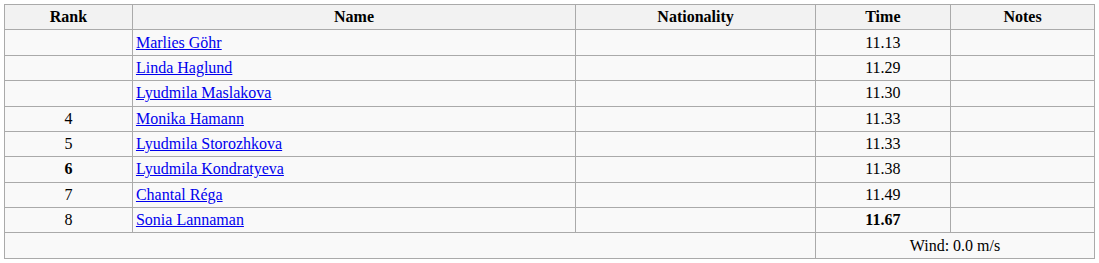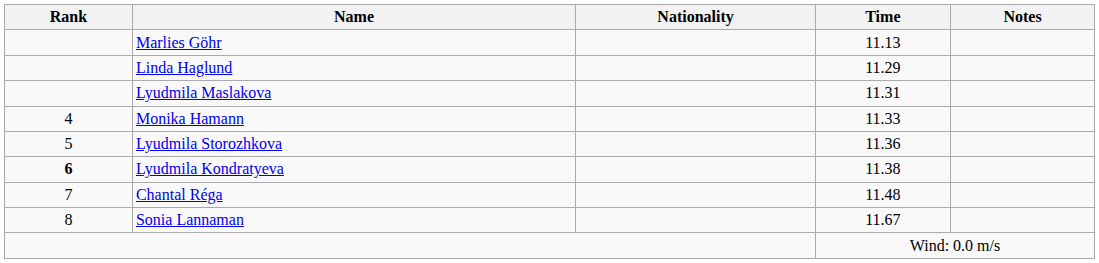(883, 93) 11.30 -> (883, 93) 11.31
(883, 144) 11.33 -> (883, 144) 11.36
(883, 194) 11.49 -> (883, 194) 11.48
(883, 220) bold -> (883, 220) normal
